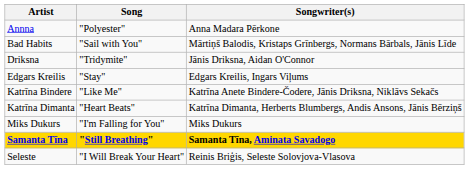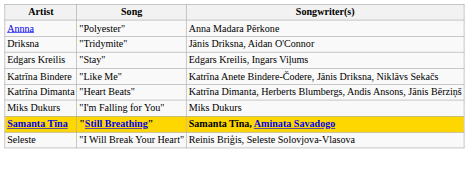- row: (30, 44)
